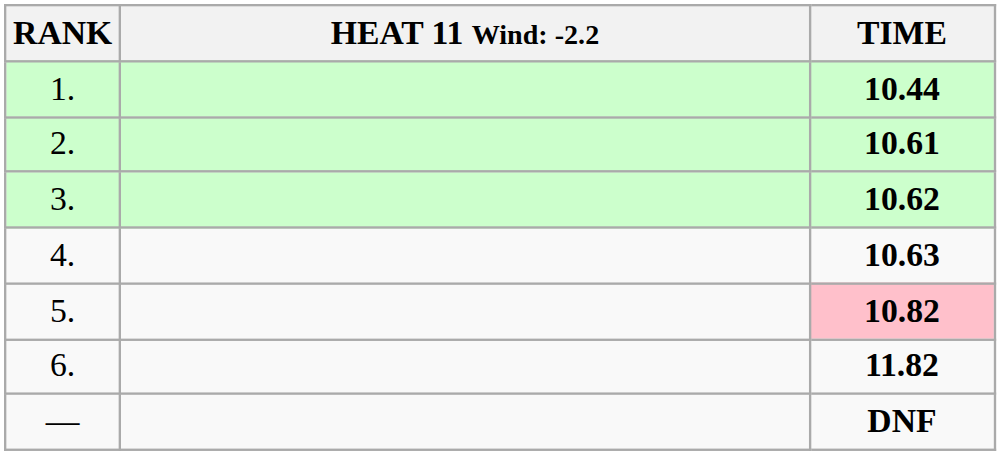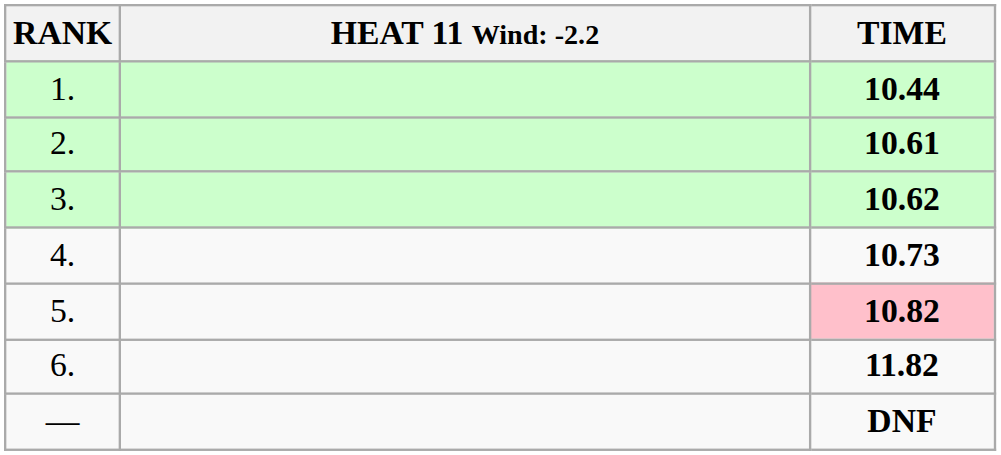(902, 254) 10.63 -> (902, 254) 10.73
